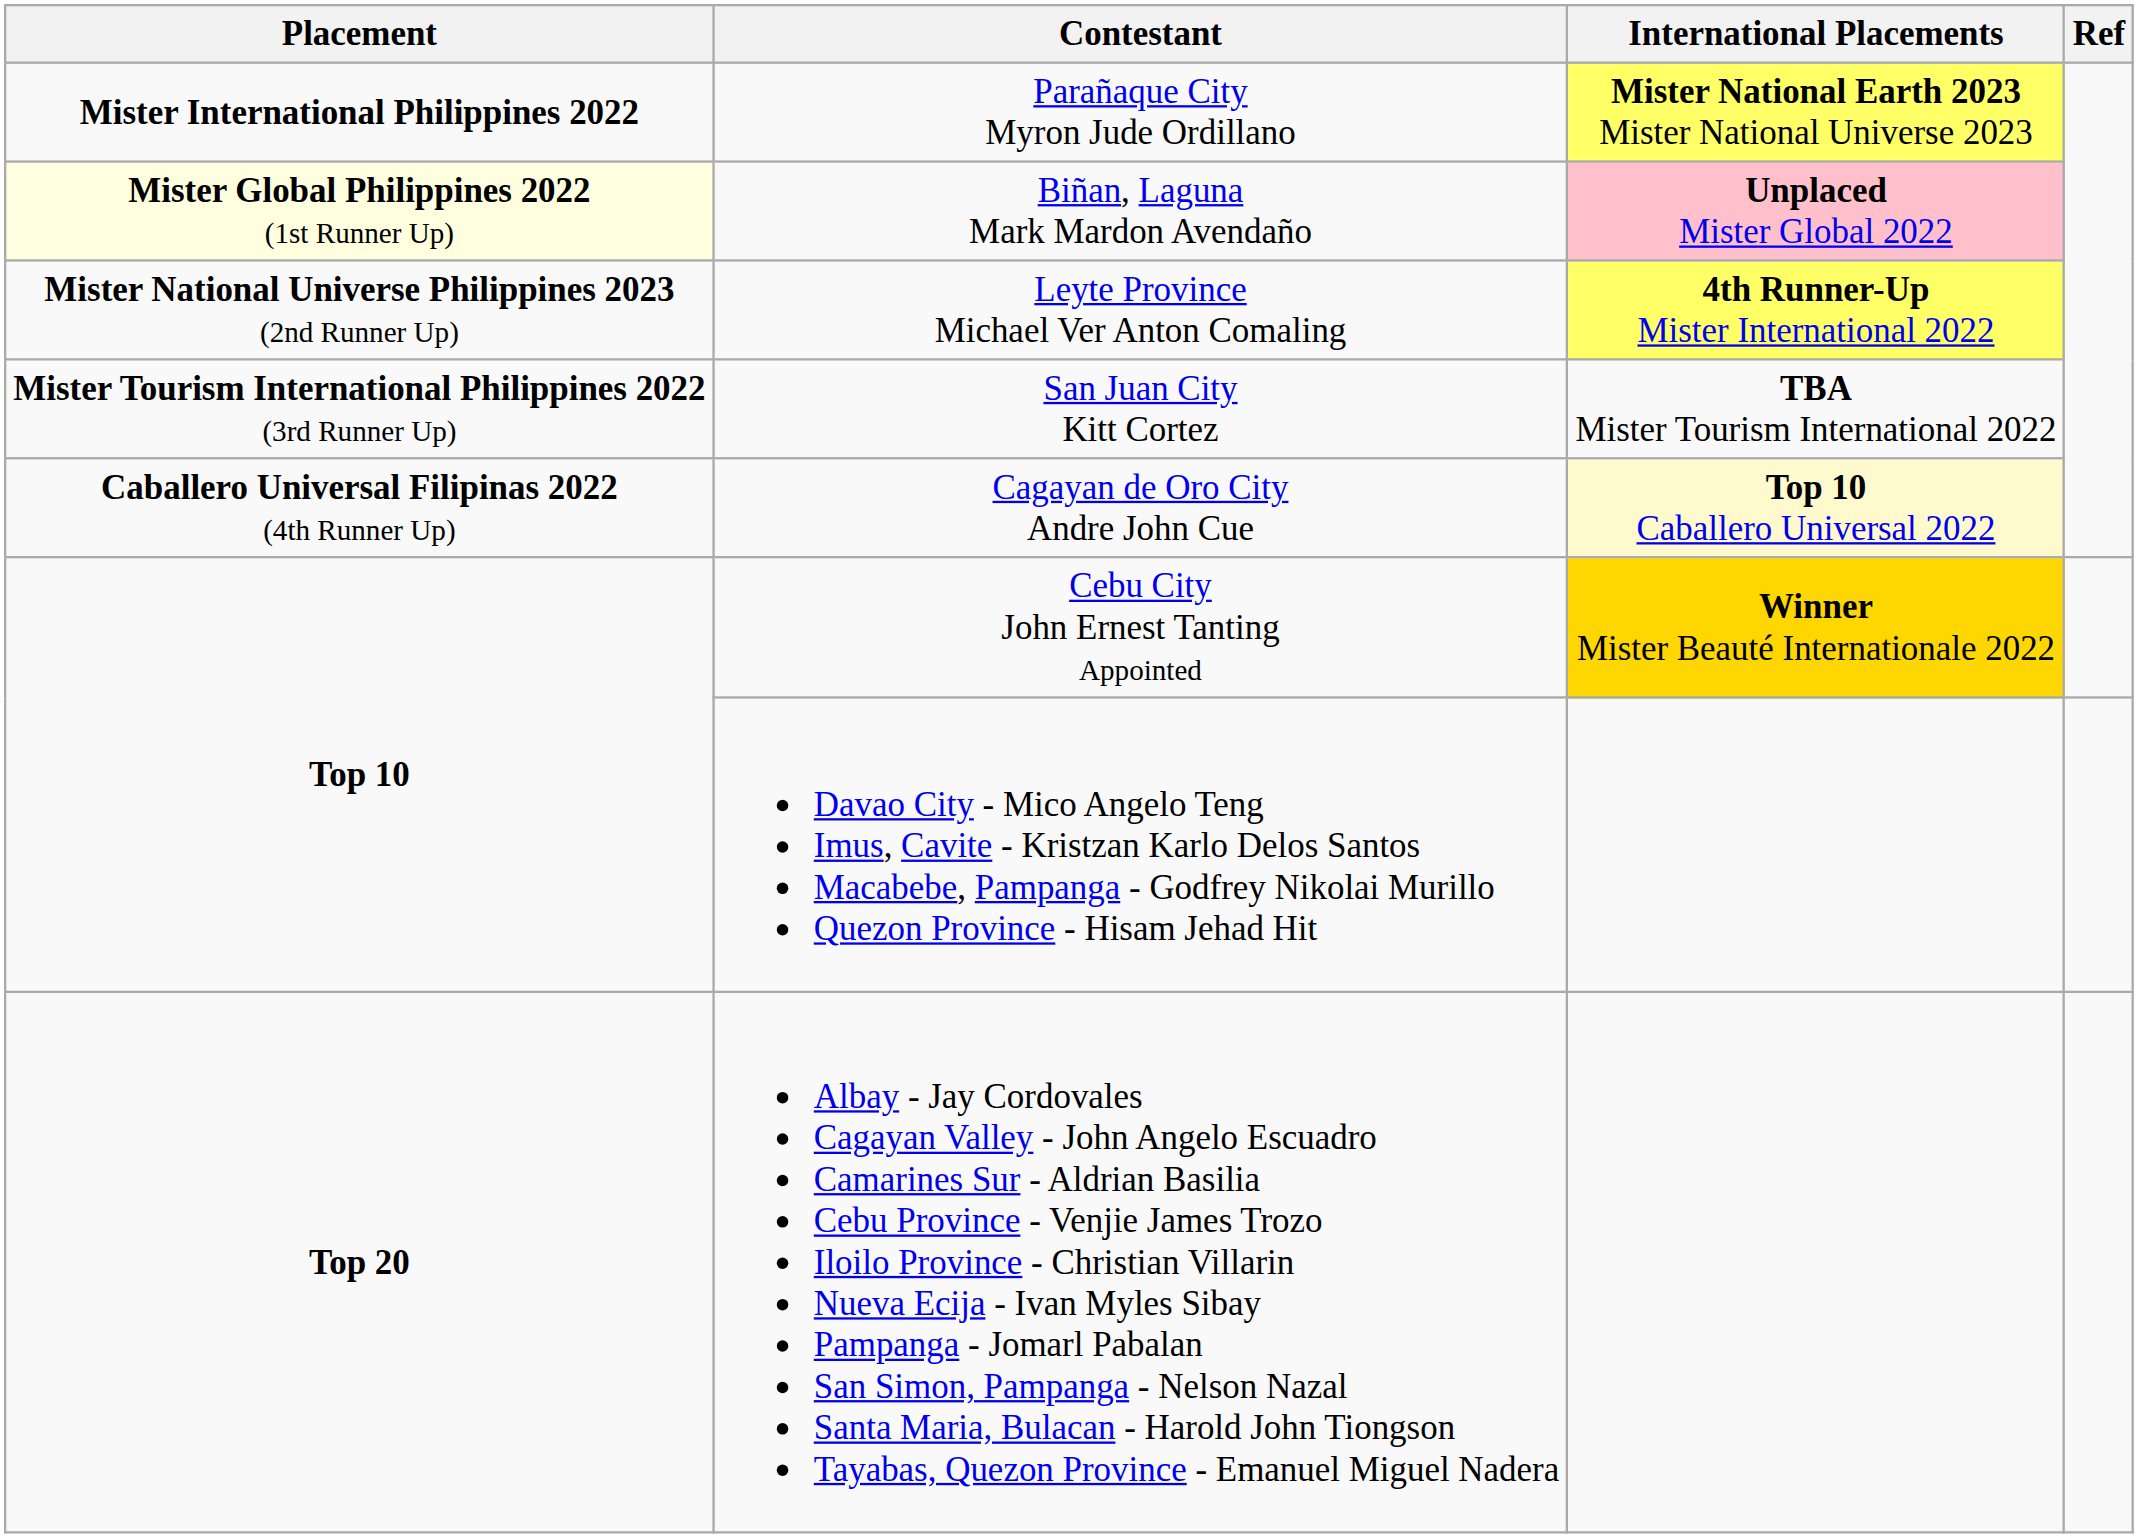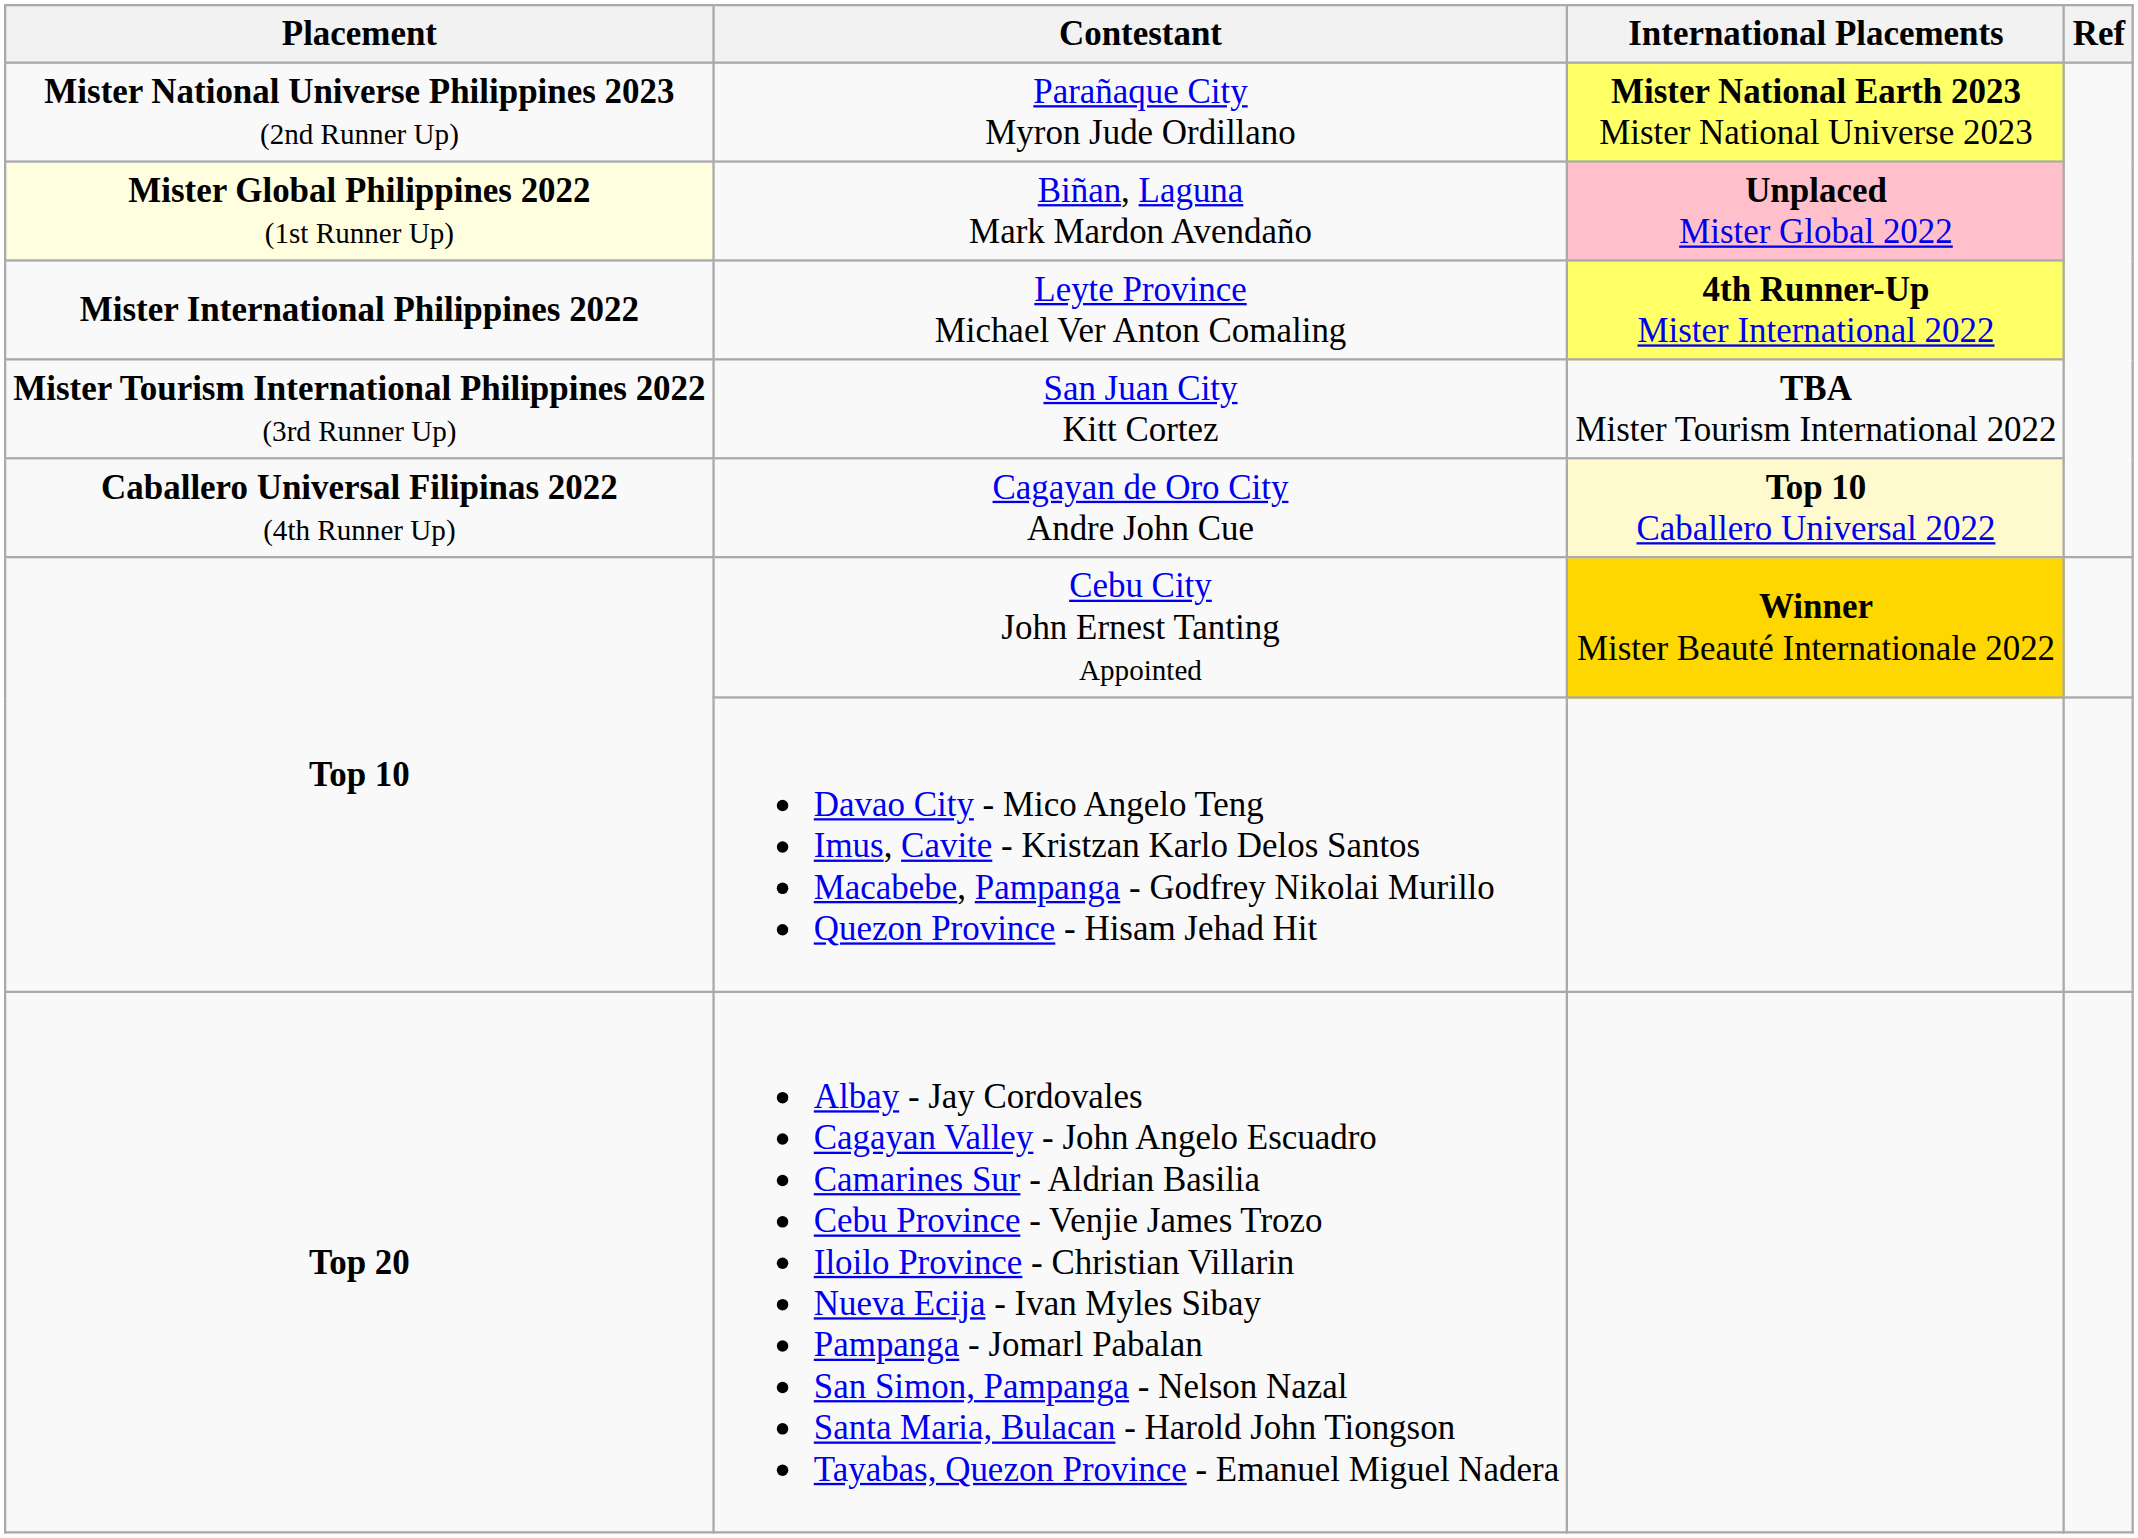(359, 111) Mister International Philippines 2022 -> (359, 111) Mister National Universe Philippines 2023 (2nd Runner Up)
(359, 309) Mister National Universe Philippines 2023 (2nd Runner Up) -> (359, 309) Mister International Philippines 2022
